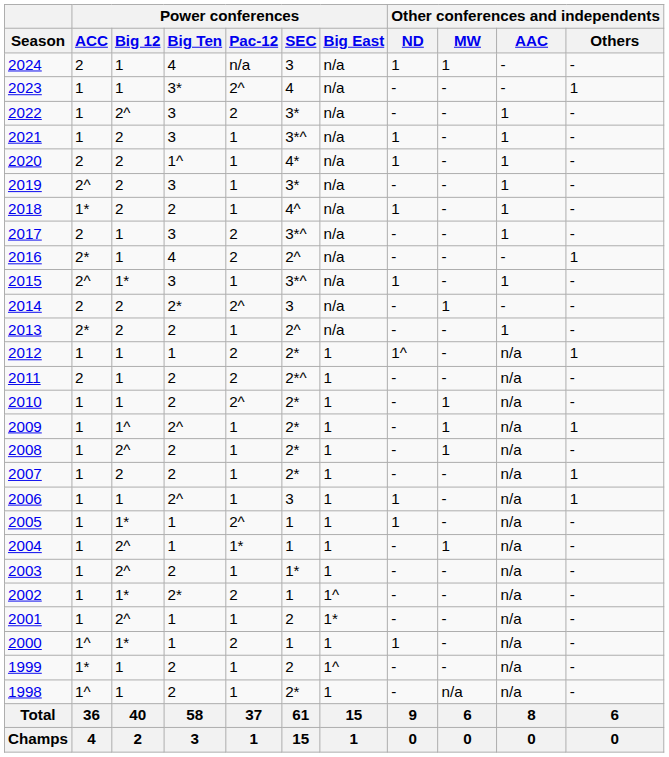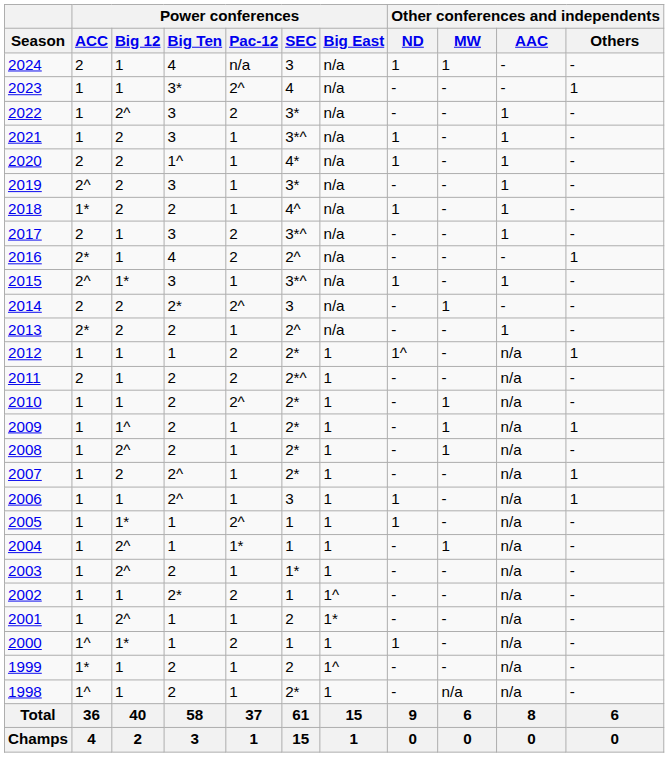(175, 426) 2^ -> (172, 426) 2
(172, 474) 2 -> (175, 474) 2^
(122, 595) 1* -> (119, 595) 1
